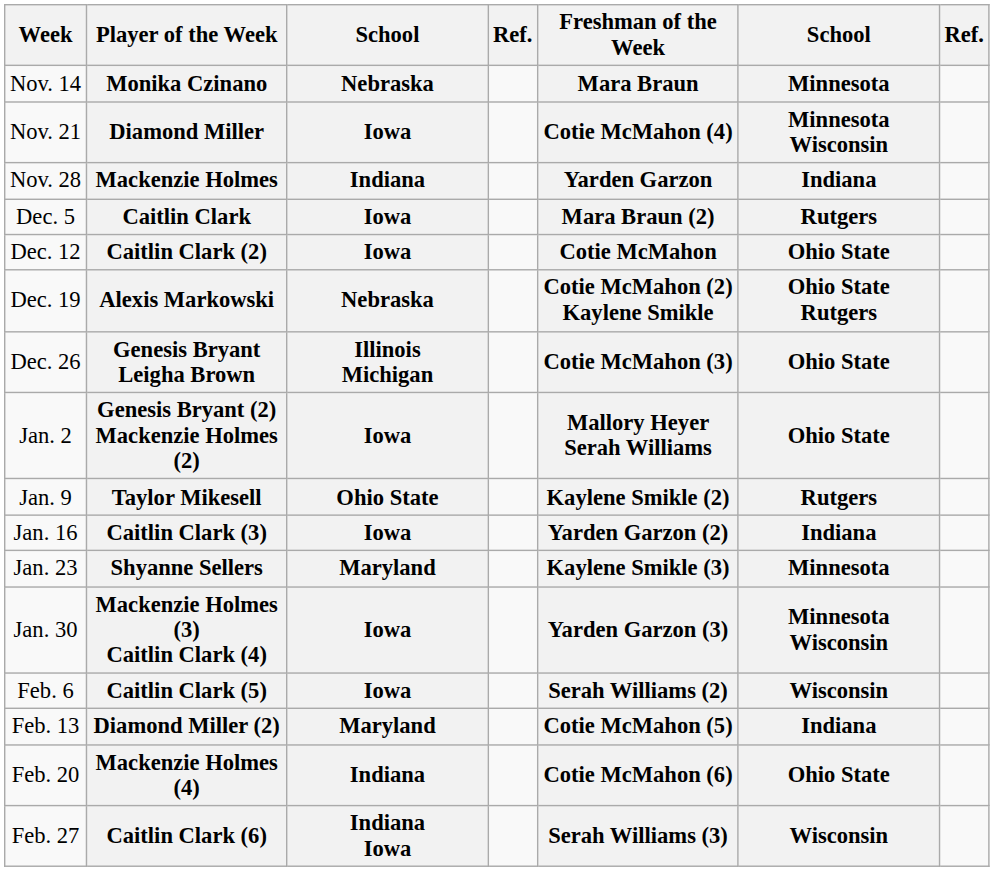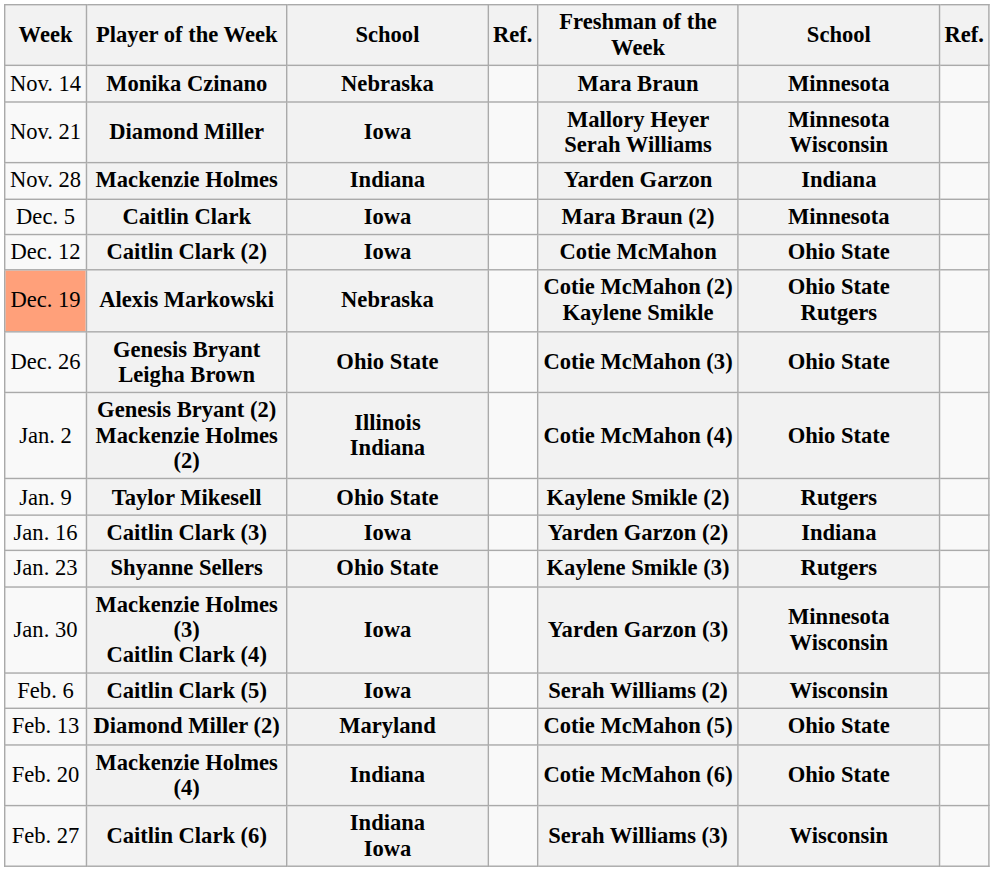(638, 132) Cotie McMahon (4) -> (638, 132) Mallory Heyer Serah Williams
(839, 216) Rutgers -> (839, 216) Minnesota
(46, 300) no background -> (46, 300) lightsalmon background
(387, 361) Illinois Michigan -> (387, 361) Ohio State
(387, 435) Iowa -> (387, 435) Illinois Indiana
(638, 435) Mallory Heyer Serah Williams -> (638, 435) Cotie McMahon (4)
(387, 568) Maryland -> (387, 568) Ohio State
(839, 568) Minnesota -> (839, 568) Rutgers
(839, 726) Indiana -> (839, 726) Ohio State
